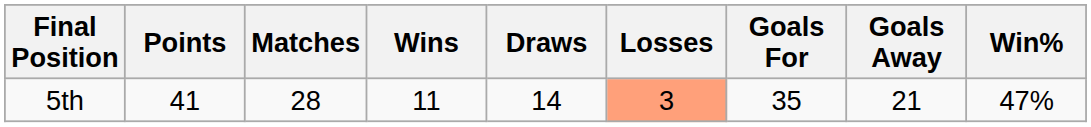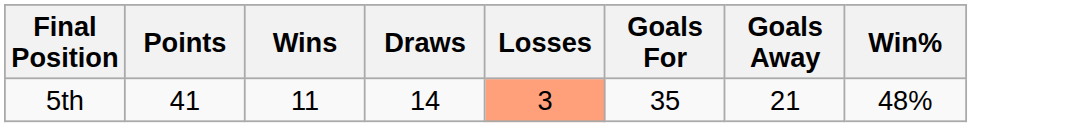- column: (306, 42)
(1027, 100) 47% -> (905, 100) 48%
